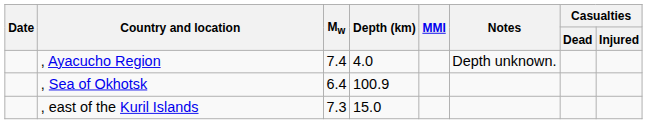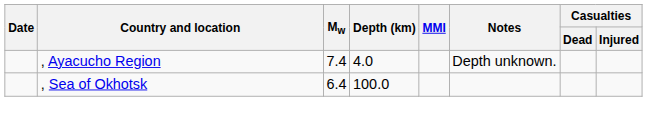(371, 84) 100.9 -> (371, 84) 100.0
- row: (120, 107)
